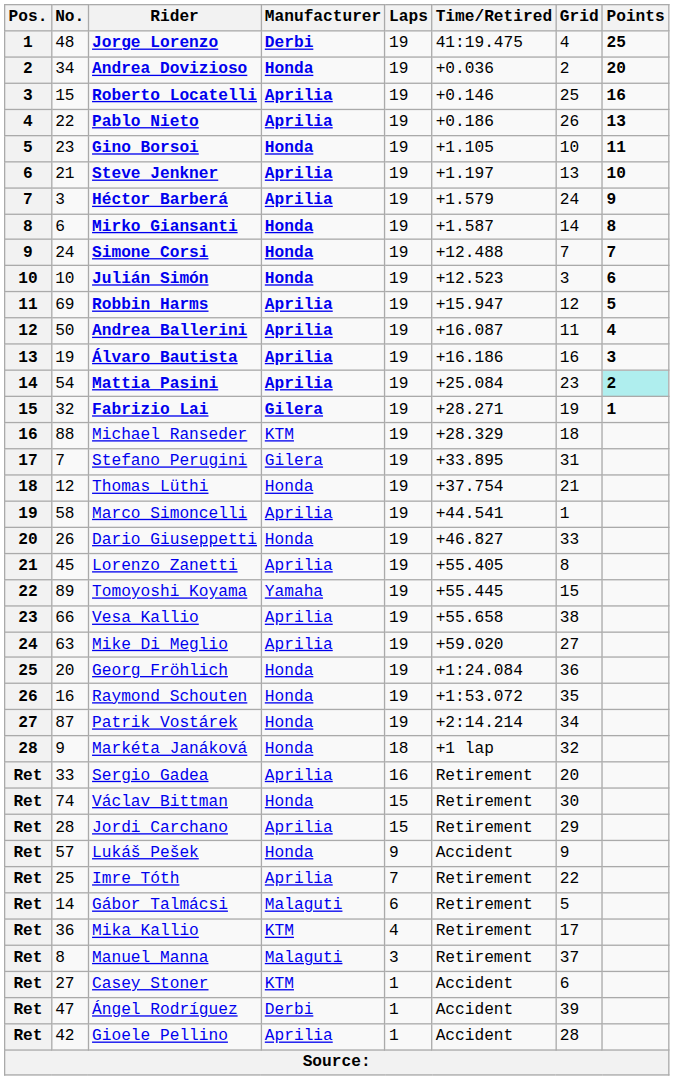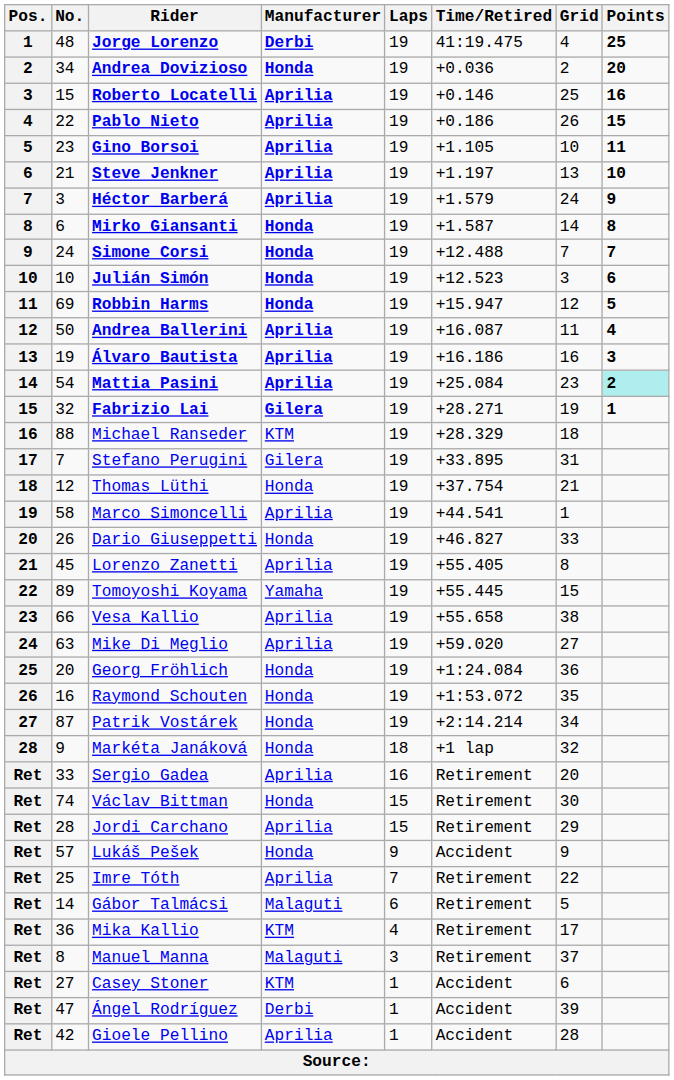(616, 123) 13 -> (616, 123) 15
(289, 149) Honda -> (299, 149) Aprilia
(299, 305) Aprilia -> (289, 305) Honda
